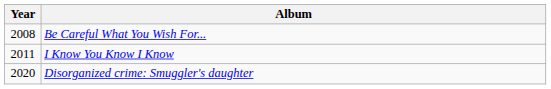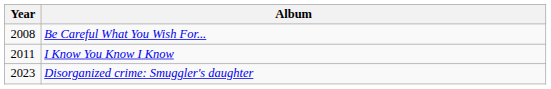(23, 73) 2020 -> (23, 73) 2023
